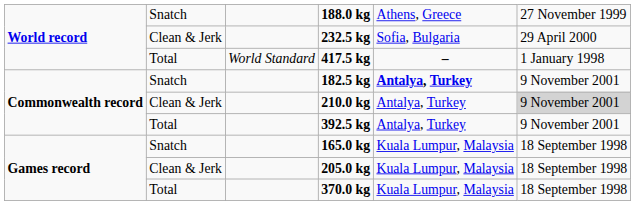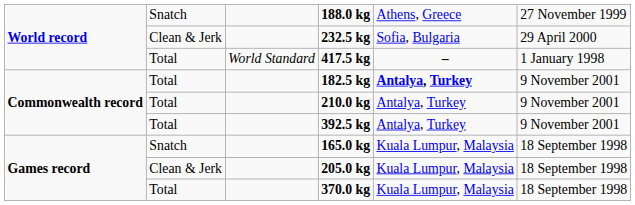(168, 80) Snatch -> (163, 80) Total
(186, 102) Clean & Jerk -> (163, 102) Total
(570, 102) lightgrey background -> (570, 102) no background
